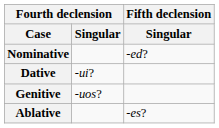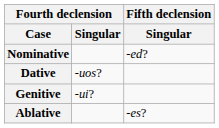(84, 73) -ui? -> (88, 73) -uos?
(88, 93) -uos? -> (84, 93) -ui?
